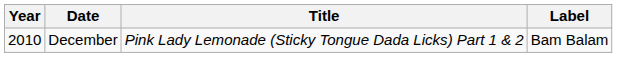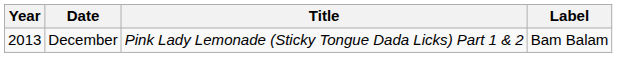(25, 40) 2010 -> (25, 40) 2013
